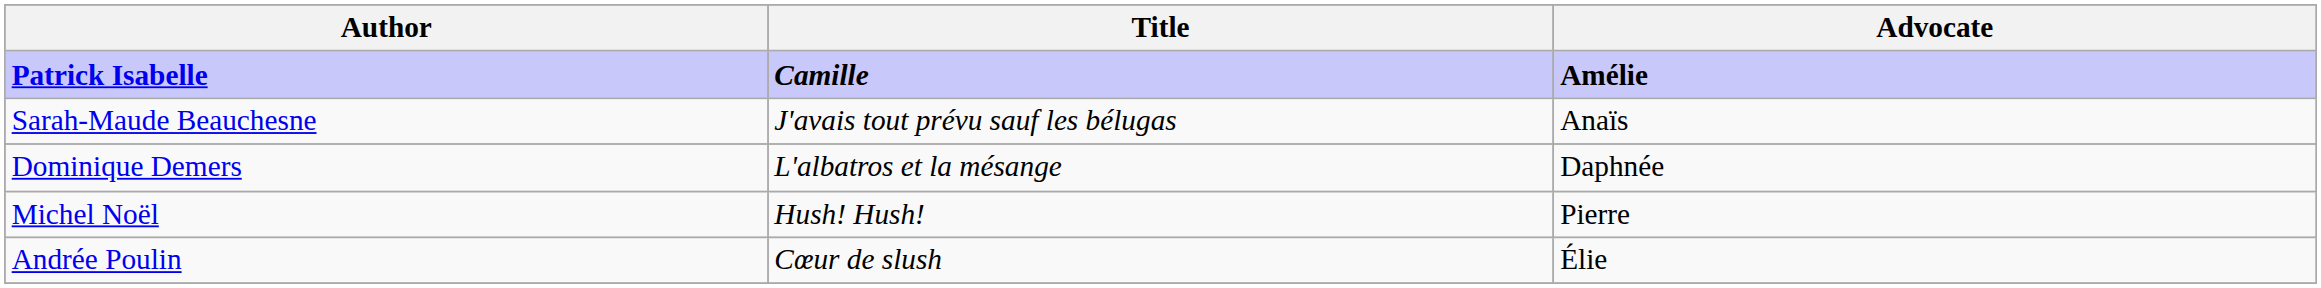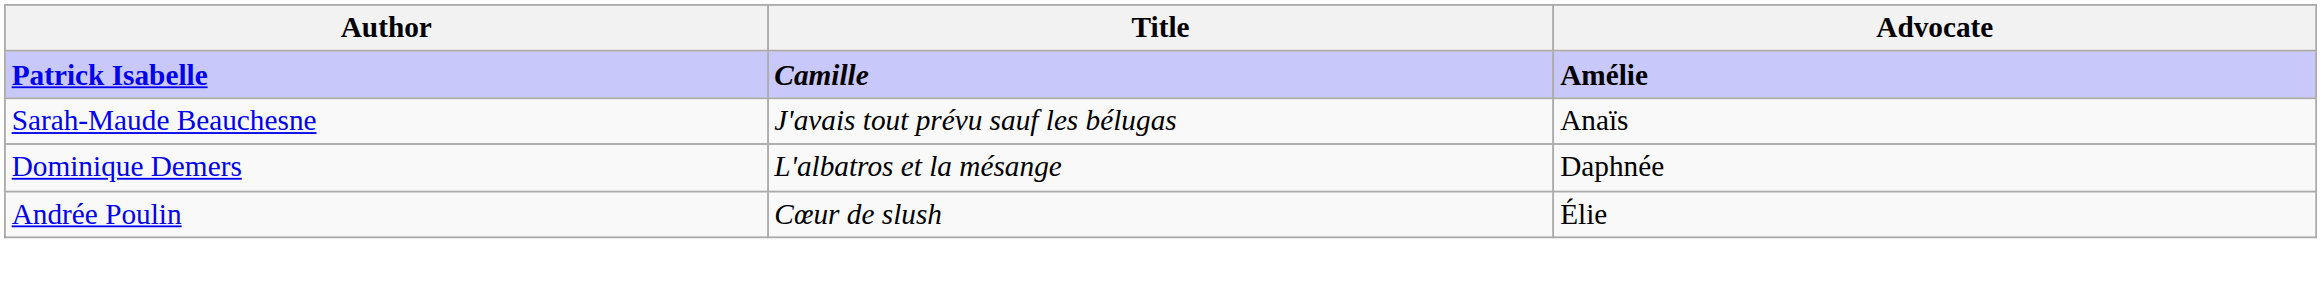- row: (85, 213)
